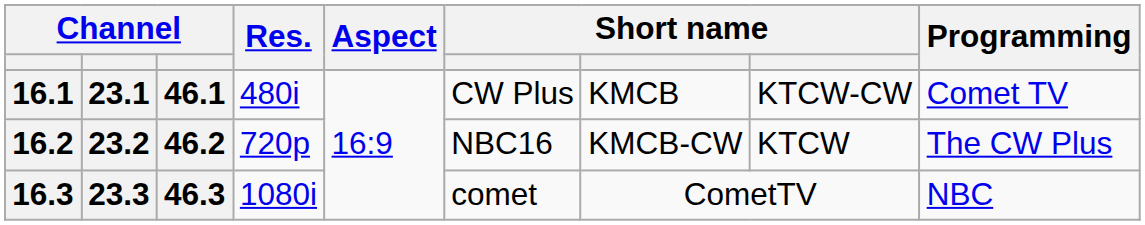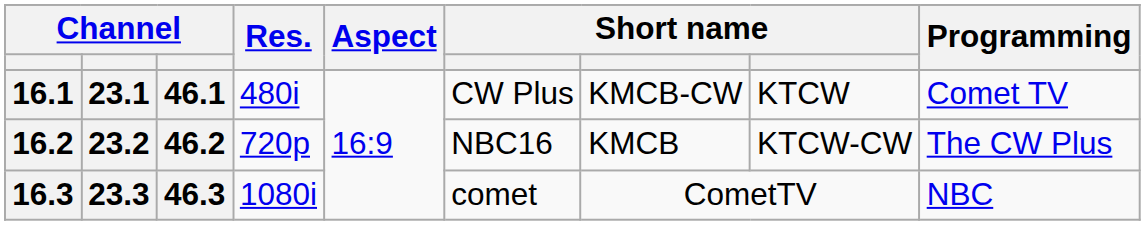(634, 94) KMCB -> (665, 94) KMCB-CW
(835, 94) KTCW-CW -> (803, 94) KTCW
(665, 144) KMCB-CW -> (634, 144) KMCB
(803, 144) KTCW -> (835, 144) KTCW-CW
